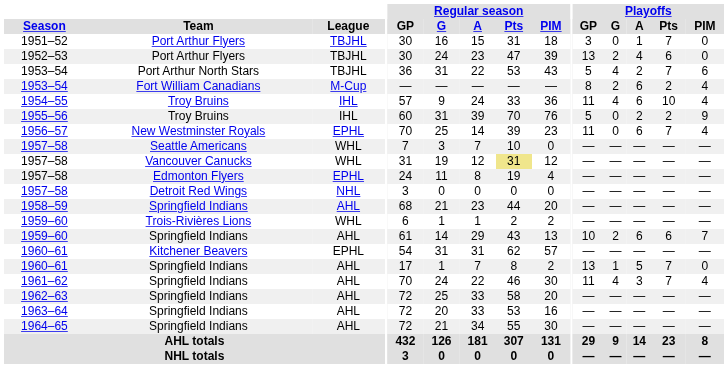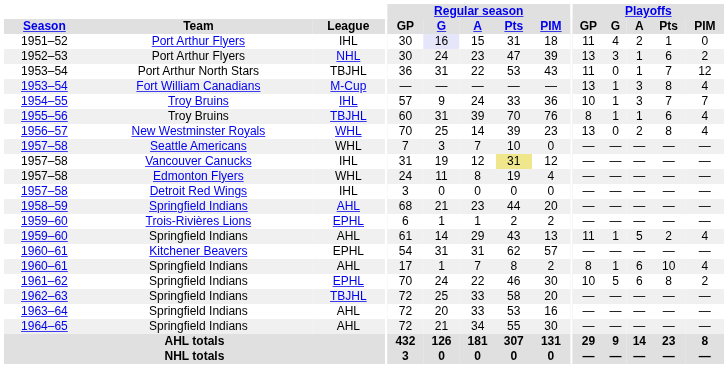(348, 41) TBJHL -> (348, 41) IHL
(442, 41) no background -> (442, 41) lavender background
(588, 41) 3 -> (588, 41) 11
(616, 41) 0 -> (616, 41) 4
(639, 41) 1 -> (639, 41) 2
(669, 41) 7 -> (669, 41) 1
(348, 56) TBJHL -> (348, 56) NHL
(616, 56) 2 -> (616, 56) 3
(639, 56) 4 -> (639, 56) 1
(705, 56) 0 -> (705, 56) 2
(588, 71) 5 -> (588, 71) 11
(616, 71) 4 -> (616, 71) 0
(639, 71) 2 -> (639, 71) 1
(705, 71) 6 -> (705, 71) 12
(588, 86) 8 -> (588, 86) 13
(616, 86) 2 -> (616, 86) 1
(639, 86) 6 -> (639, 86) 3
(669, 86) 2 -> (669, 86) 8
(588, 101) 11 -> (588, 101) 10
(616, 101) 4 -> (616, 101) 1
(639, 101) 6 -> (639, 101) 3
(669, 101) 10 -> (669, 101) 7
(705, 101) 4 -> (705, 101) 7
(348, 116) IHL -> (348, 116) TBJHL
(588, 116) 5 -> (588, 116) 8
(616, 116) 0 -> (616, 116) 1
(639, 116) 2 -> (639, 116) 1
(669, 116) 2 -> (669, 116) 6
(705, 116) 9 -> (705, 116) 4
(348, 131) EPHL -> (348, 131) WHL
(588, 131) 11 -> (588, 131) 13
(639, 131) 6 -> (639, 131) 2
(669, 131) 7 -> (669, 131) 8
(348, 161) WHL -> (348, 161) IHL
(348, 176) EPHL -> (348, 176) WHL
(348, 191) NHL -> (348, 191) IHL
(348, 221) WHL -> (348, 221) EPHL
(588, 236) 10 -> (588, 236) 11
(616, 236) 2 -> (616, 236) 1
(639, 236) 6 -> (639, 236) 5
(669, 236) 6 -> (669, 236) 2
(705, 236) 7 -> (705, 236) 4
(588, 266) 13 -> (588, 266) 8
(639, 266) 5 -> (639, 266) 6
(669, 266) 7 -> (669, 266) 10
(705, 266) 0 -> (705, 266) 4
(348, 281) AHL -> (348, 281) EPHL
(588, 281) 11 -> (588, 281) 10
(616, 281) 4 -> (616, 281) 5
(639, 281) 3 -> (639, 281) 6
(669, 281) 7 -> (669, 281) 8
(705, 281) 4 -> (705, 281) 2
(348, 296) AHL -> (348, 296) TBJHL
